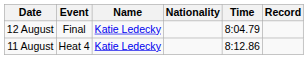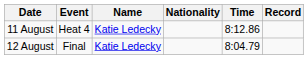rows swapped: (30, 46) <-> (30, 29)
